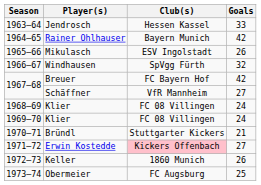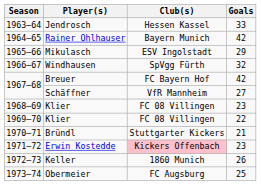(241, 52) 26 -> (241, 52) 29
(241, 106) 24 -> (241, 106) 23
(241, 120) 24 -> (241, 120) 22
(241, 147) 27 -> (241, 147) 23
